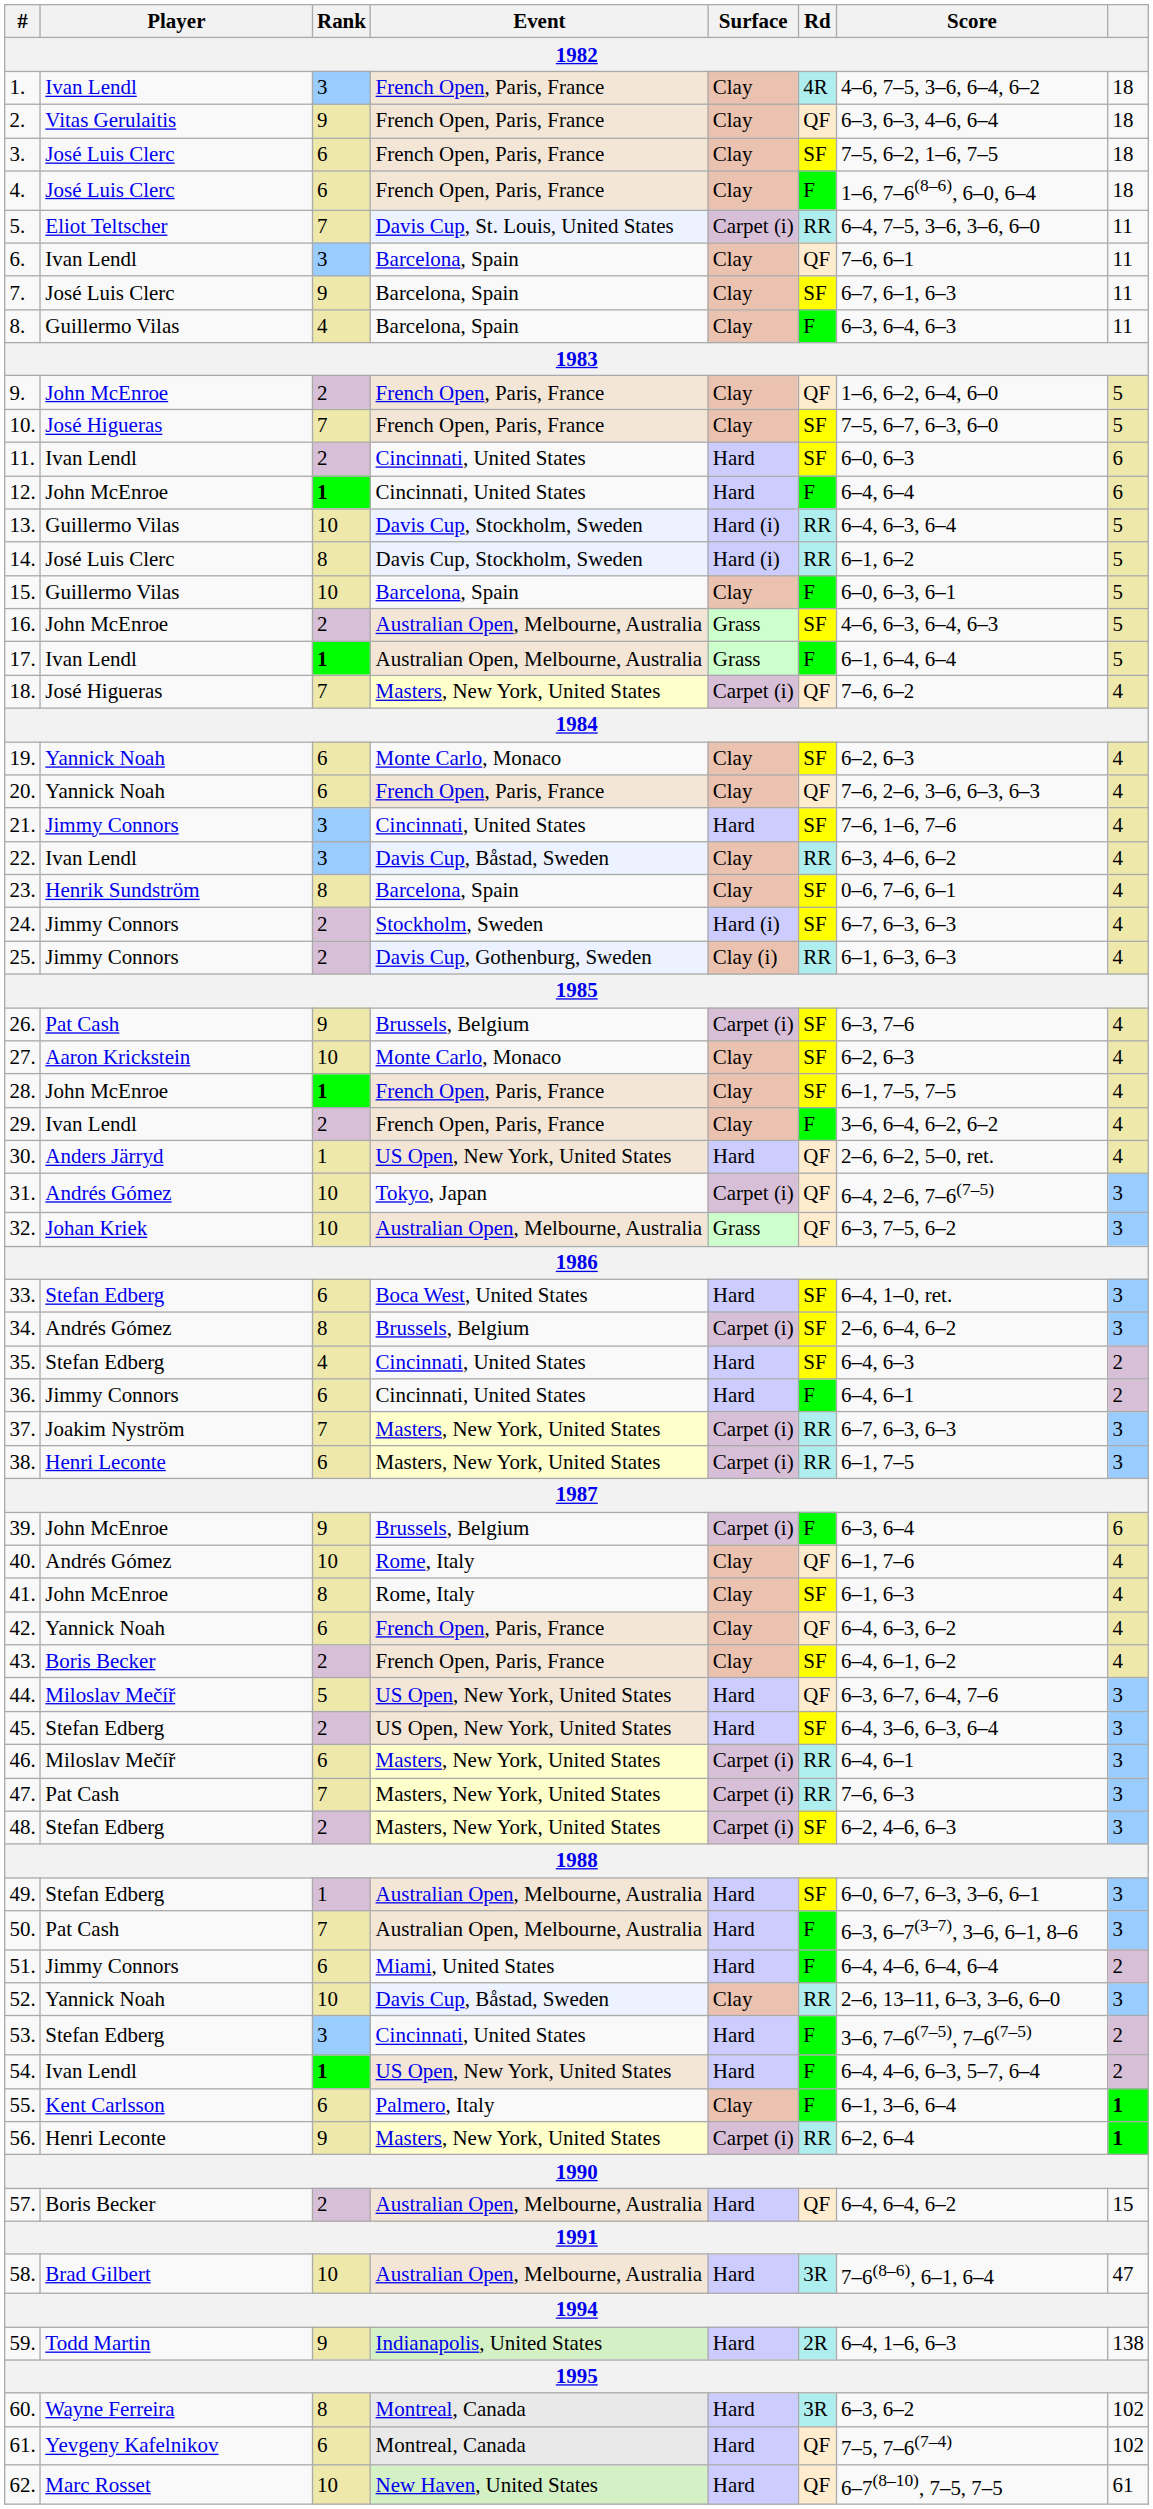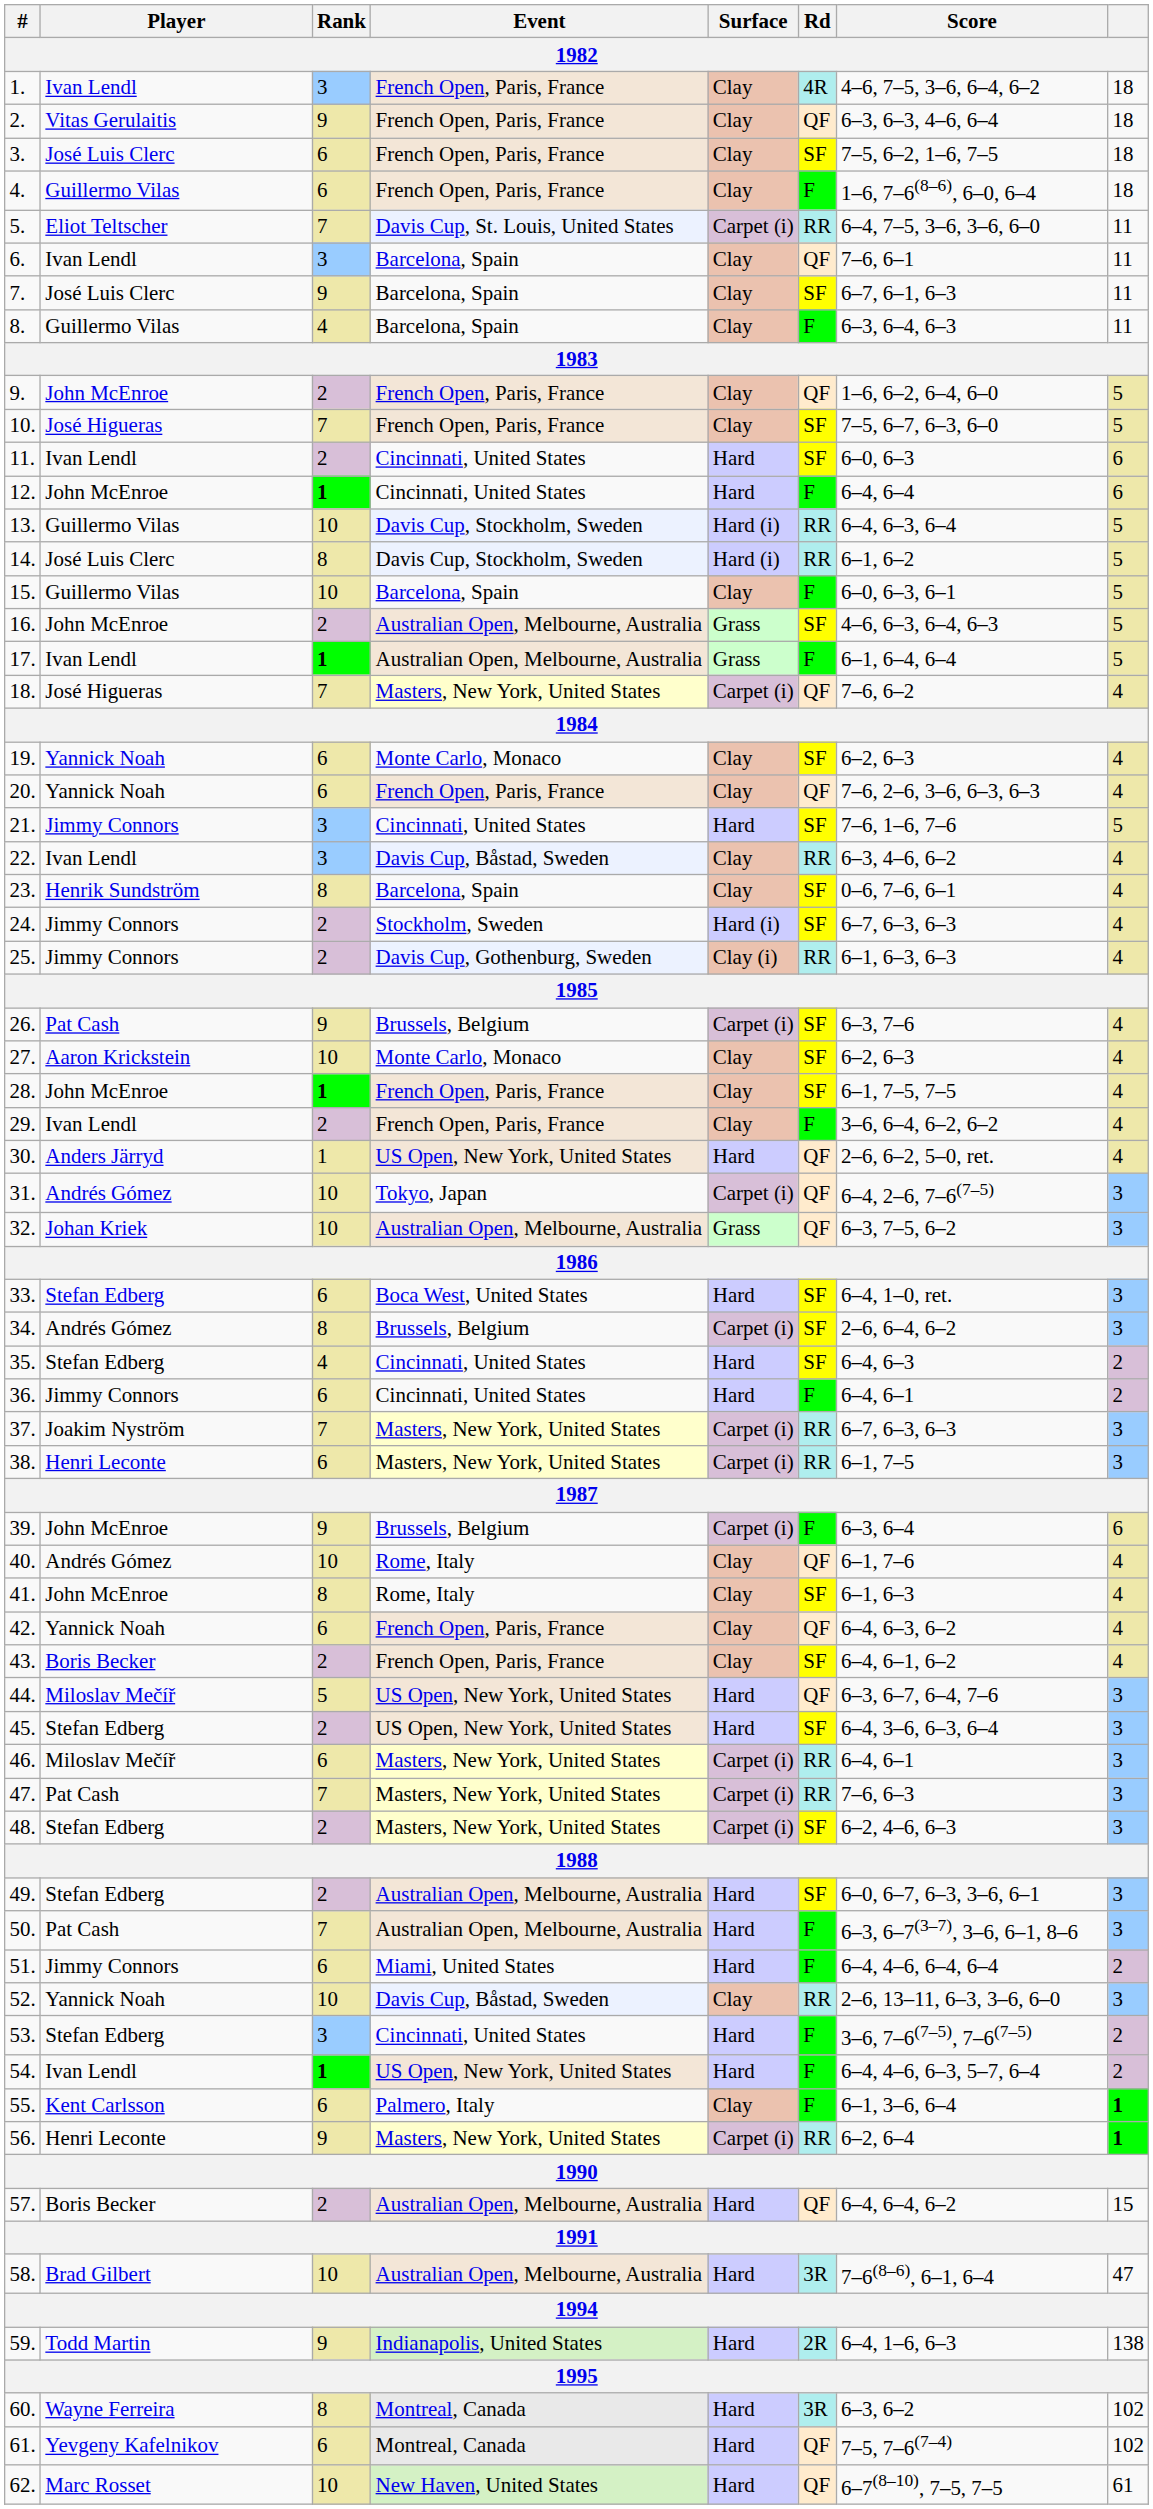(110, 190) José Luis Clerc -> (112, 190) Guillermo Vilas
(1118, 824) 4 -> (1118, 824) 5
(322, 1893) 1 -> (322, 1893) 2
